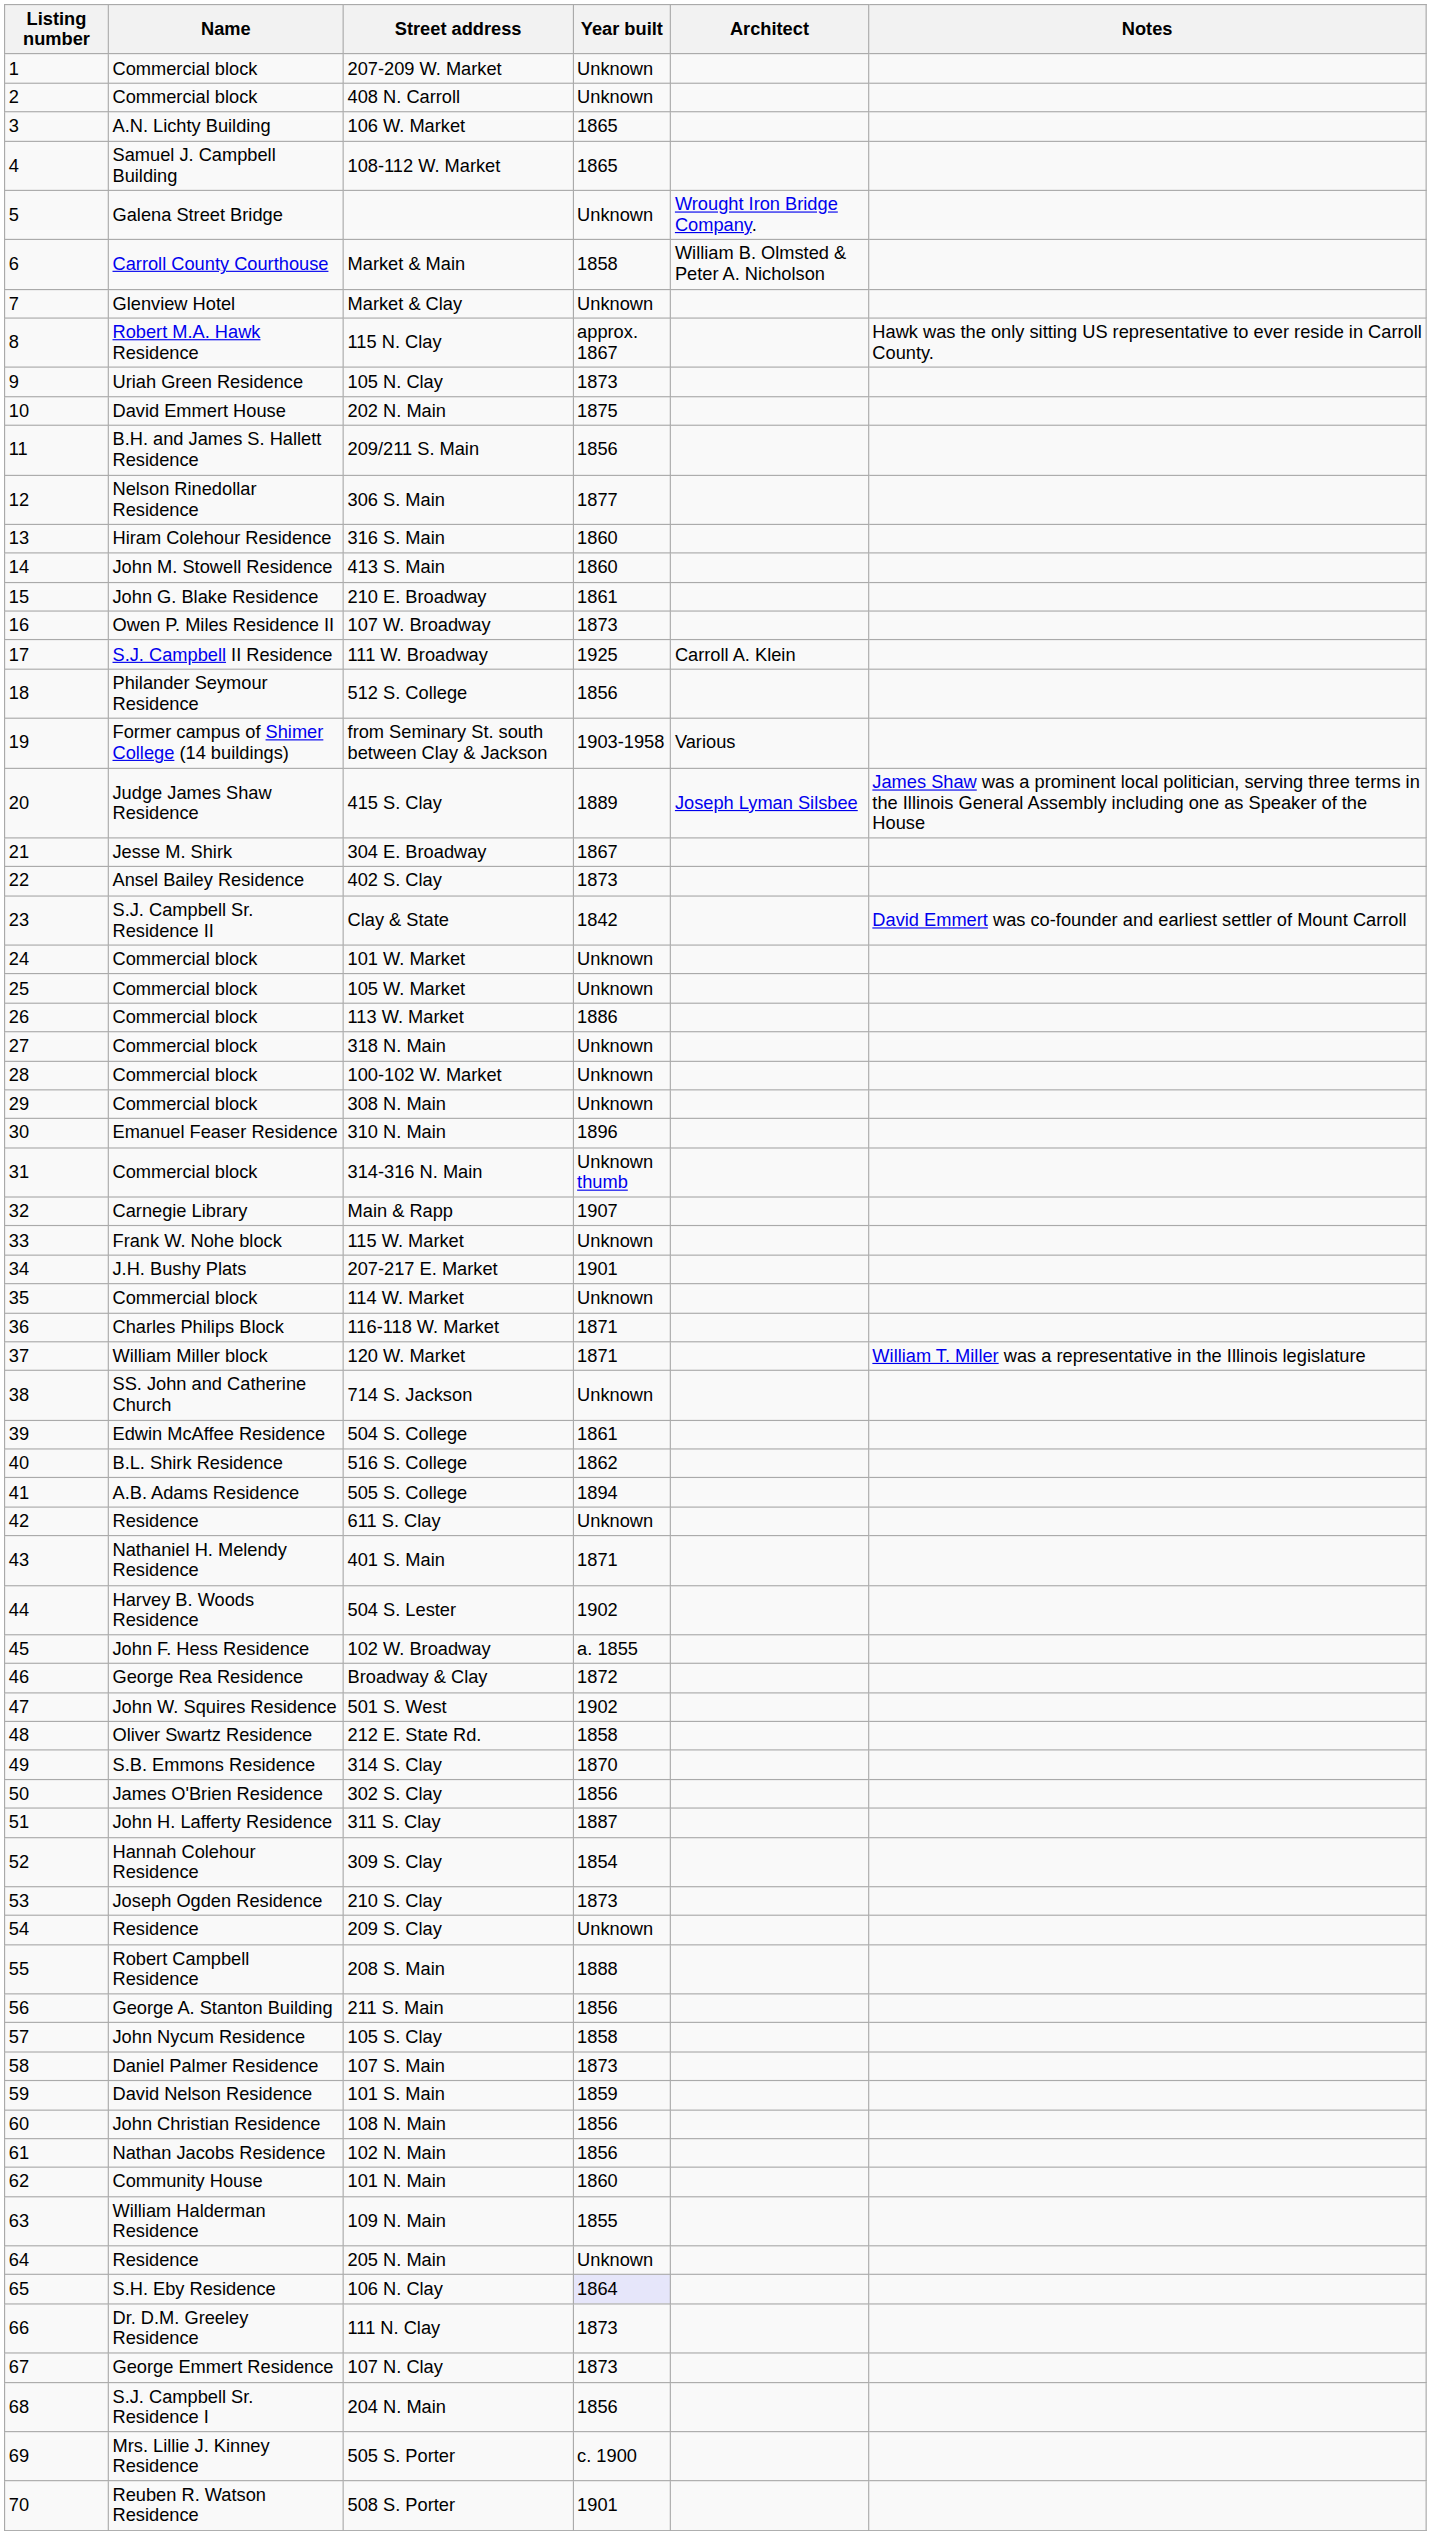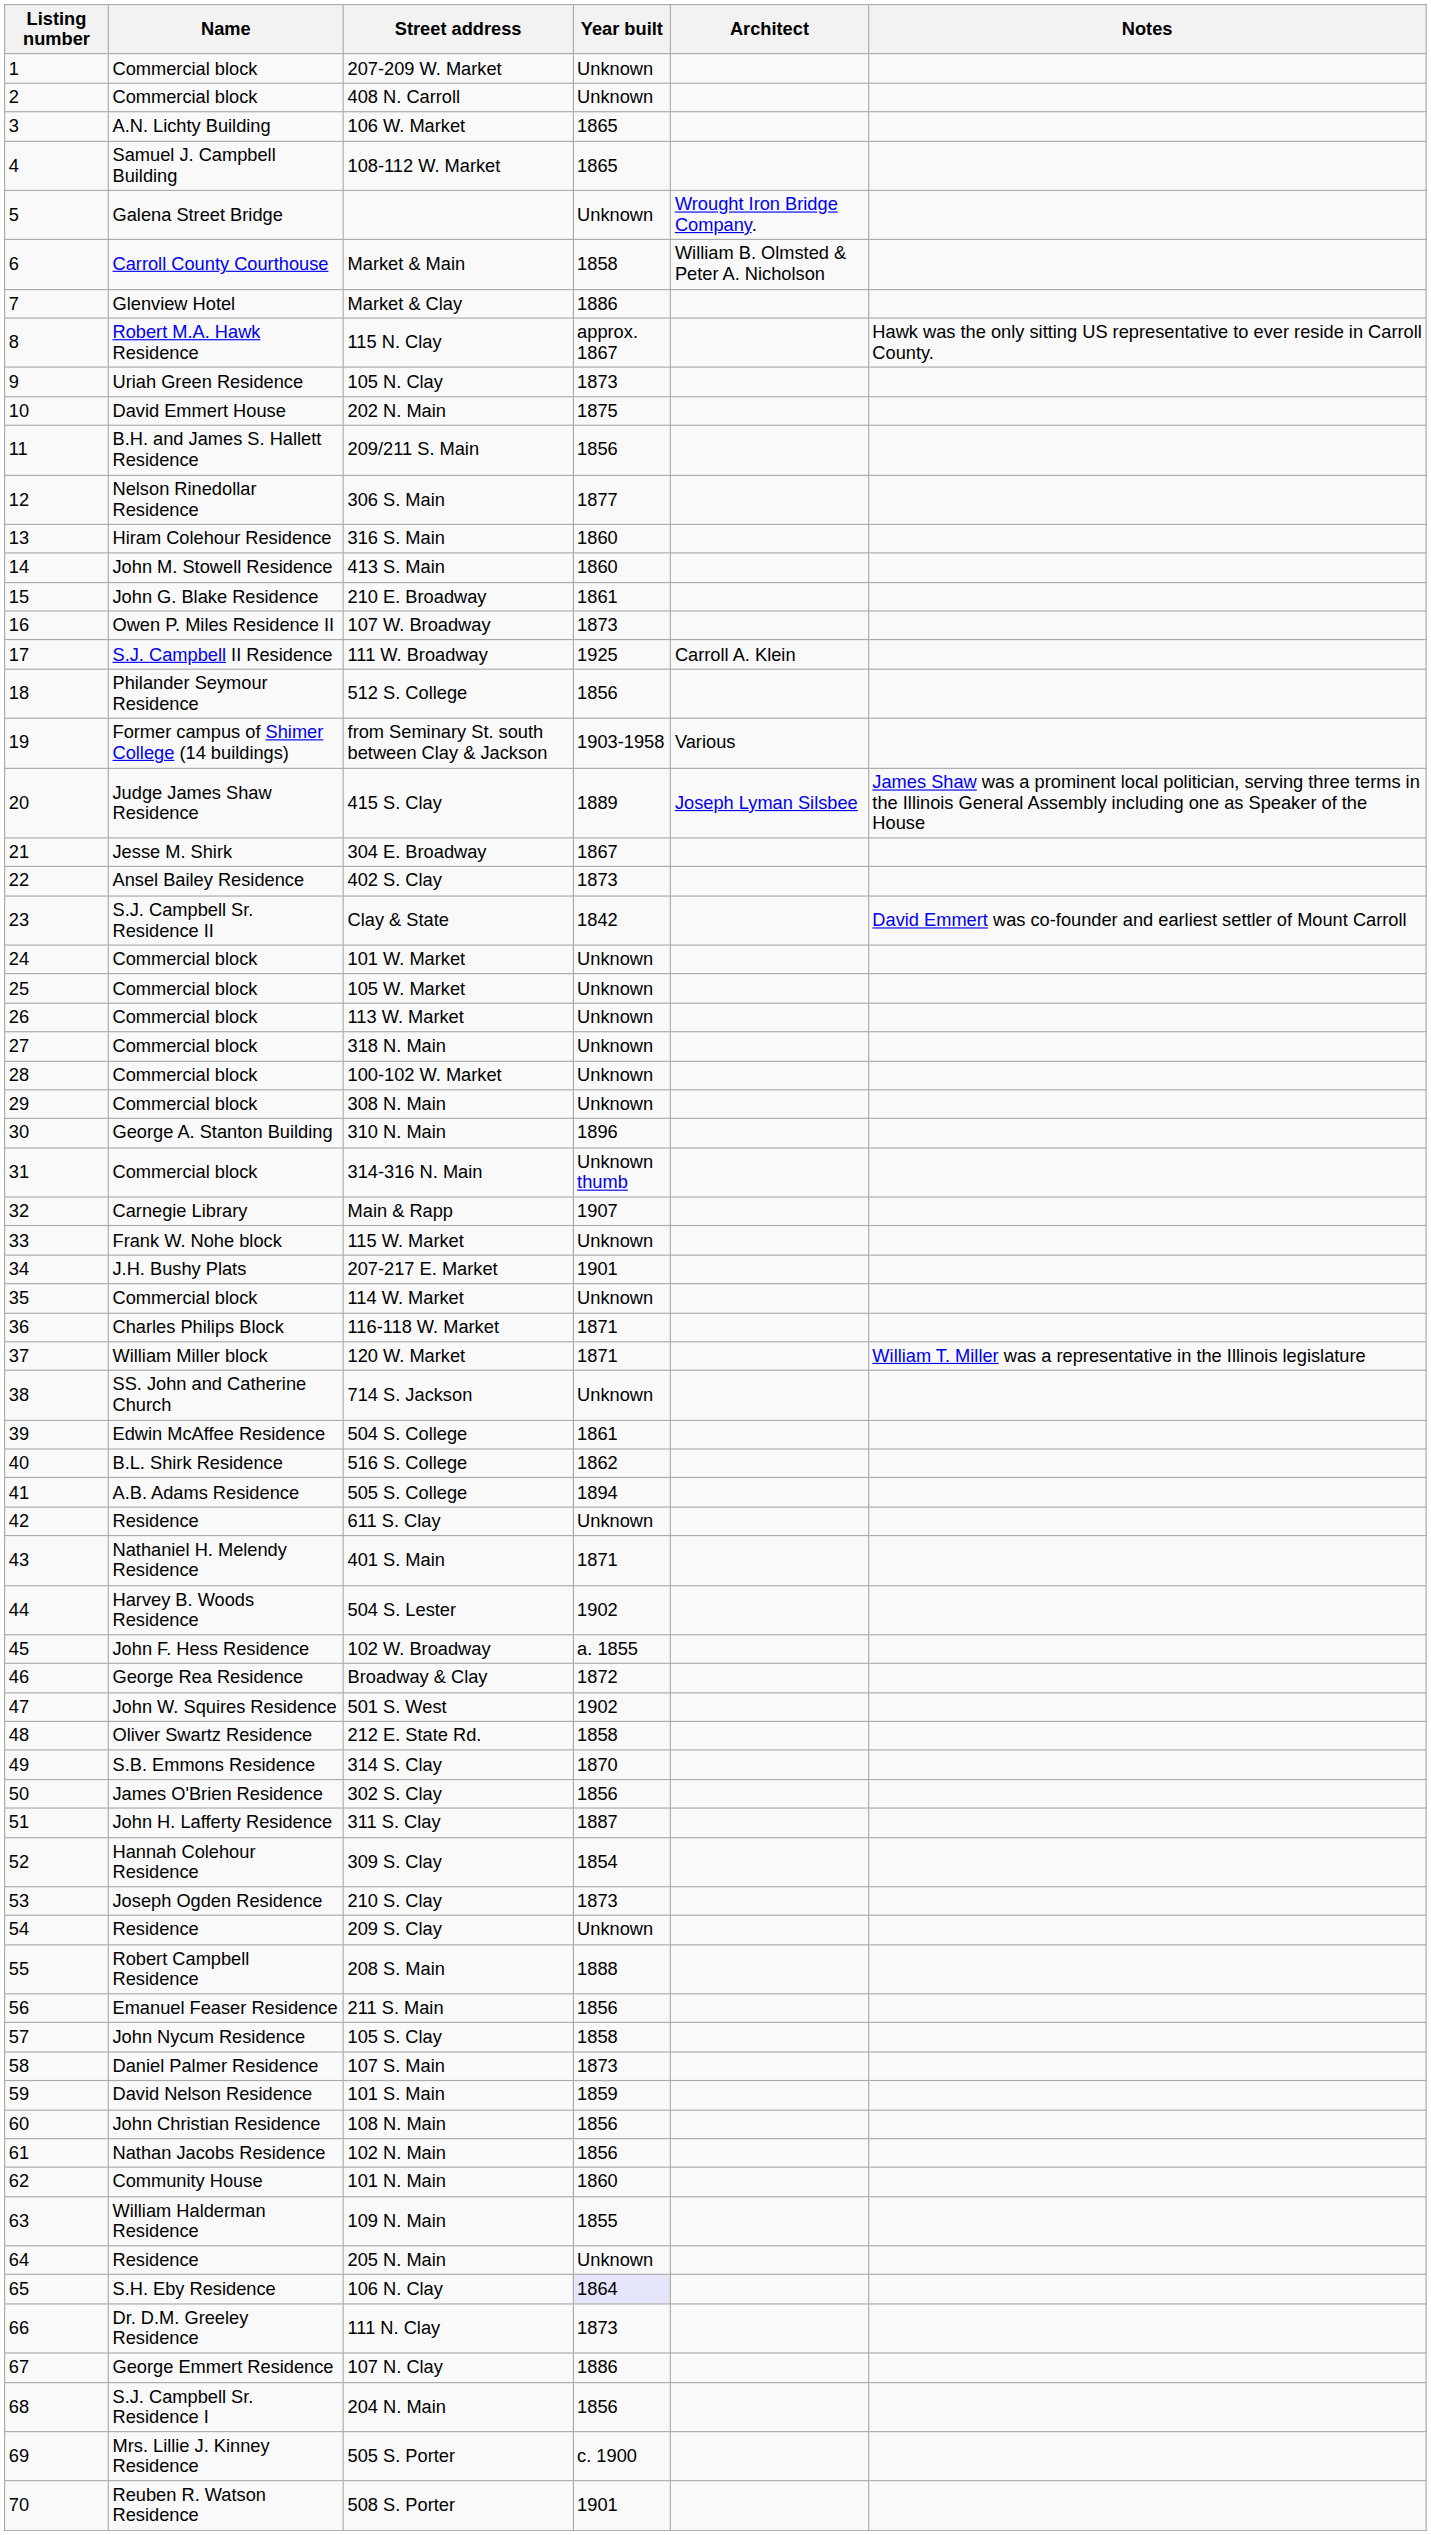(615, 303) Unknown -> (597, 303) 1886
(597, 1017) 1886 -> (615, 1017) Unknown
(225, 1133) Emanuel Feaser Residence -> (223, 1133) George A. Stanton Building
(223, 2008) George A. Stanton Building -> (225, 2008) Emanuel Feaser Residence
(597, 2367) 1873 -> (597, 2367) 1886
